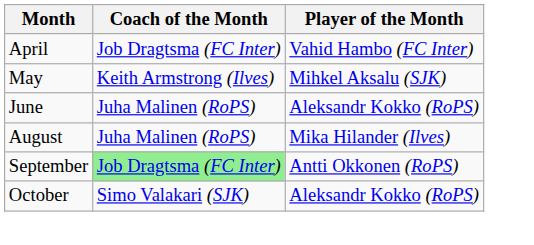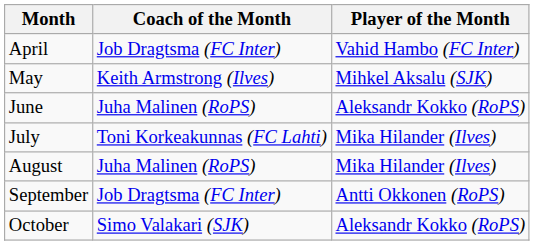+ row: (24, 136)
(189, 166) lightgreen background -> (189, 195) no background
